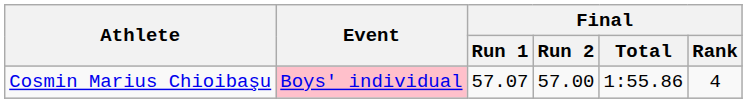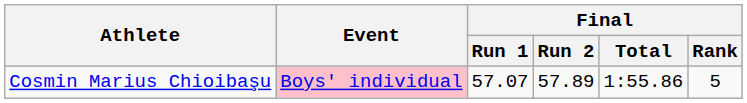(566, 82) 57.00 -> (566, 82) 57.89
(715, 82) 4 -> (715, 82) 5
